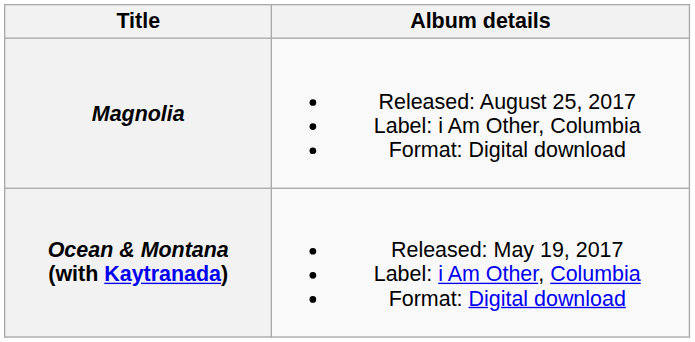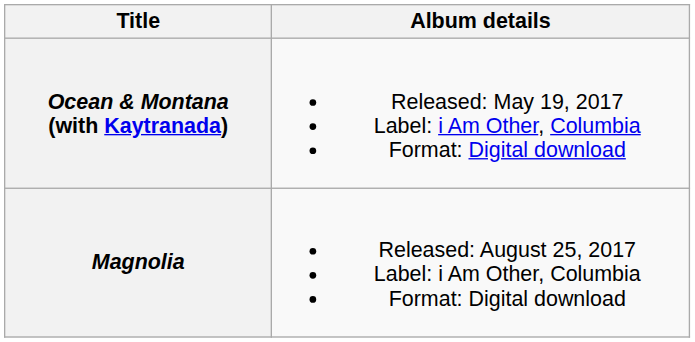rows swapped: (138, 262) <-> (138, 113)
